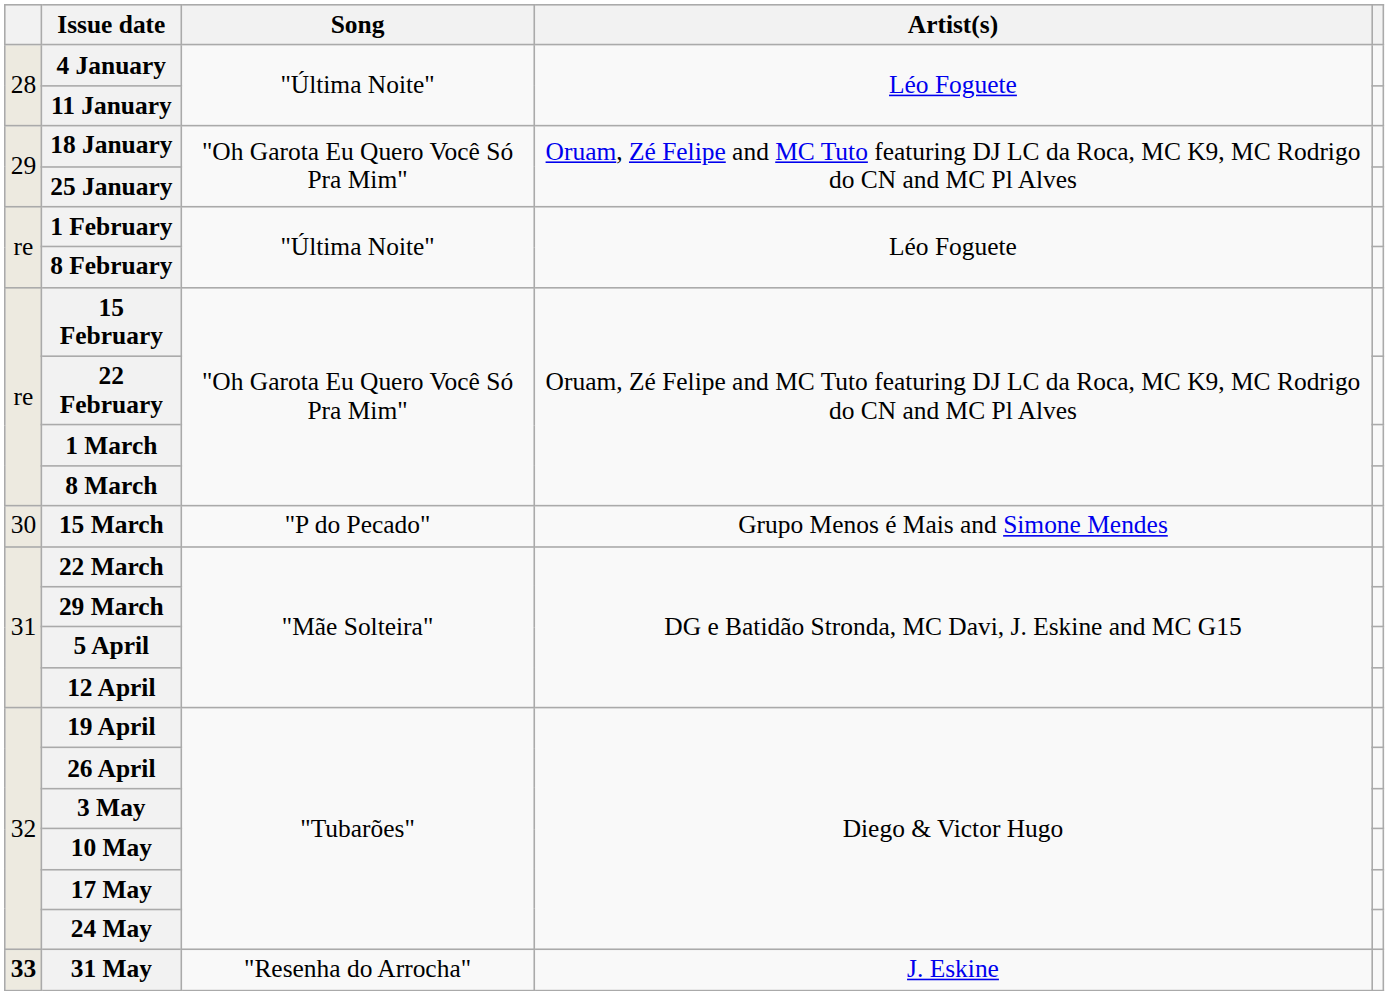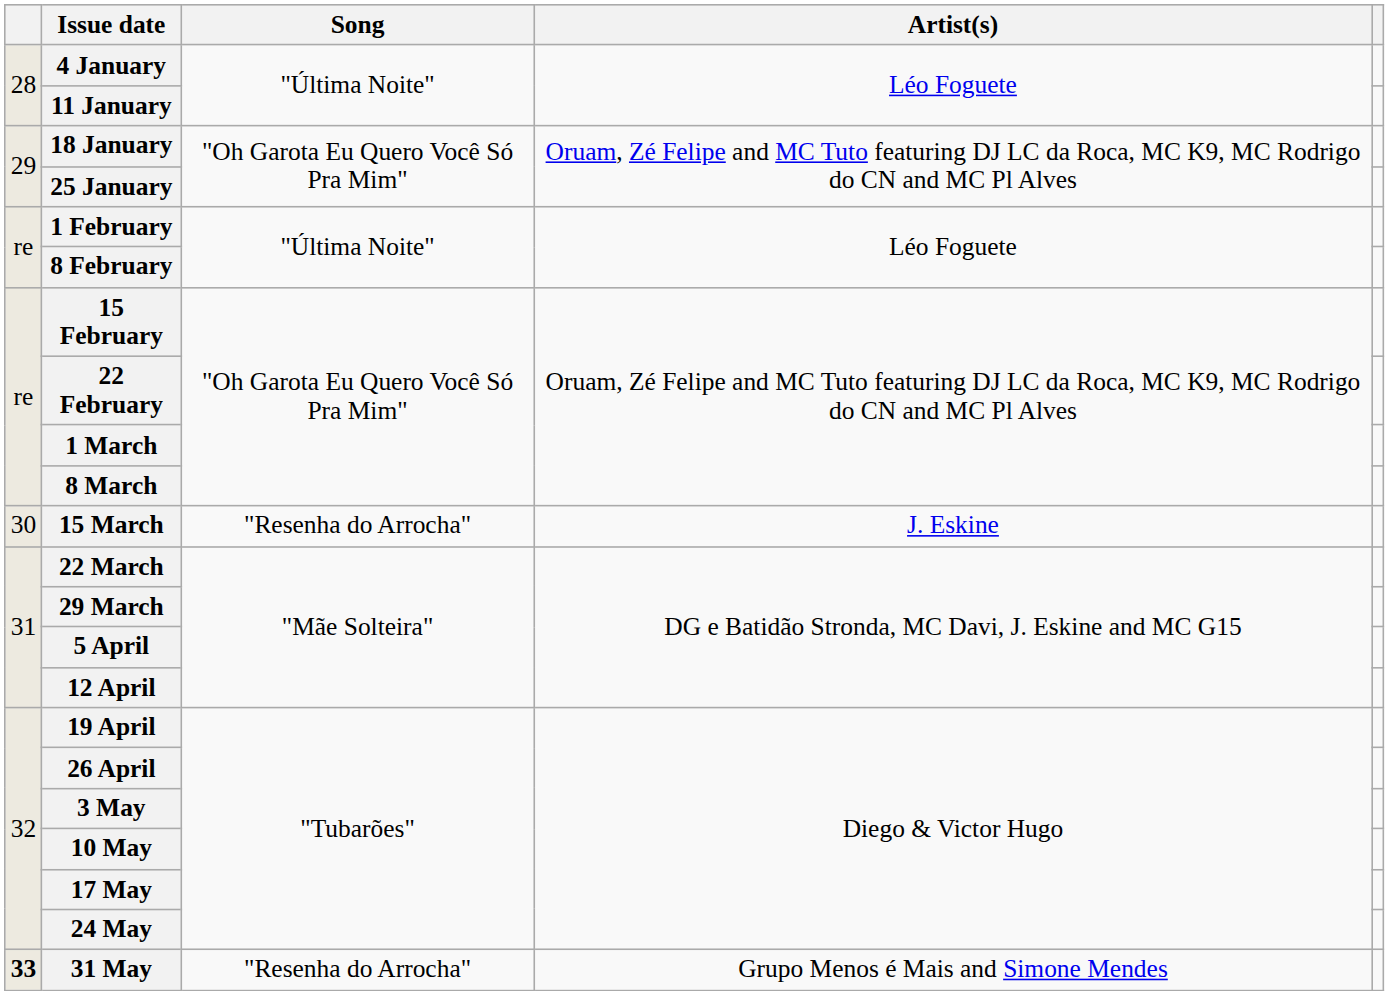(358, 525) "P do Pecado" -> (358, 525) "Resenha do Arrocha"
(953, 525) Grupo Menos é Mais and Simone Mendes -> (953, 525) J. Eskine
(953, 969) J. Eskine -> (953, 969) Grupo Menos é Mais and Simone Mendes
